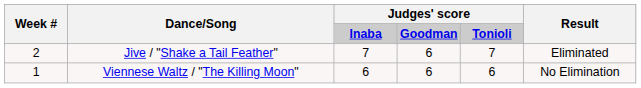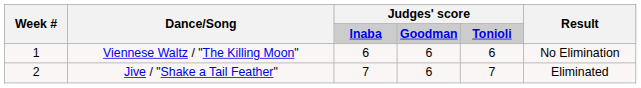rows swapped: (201, 72) <-> (201, 53)
